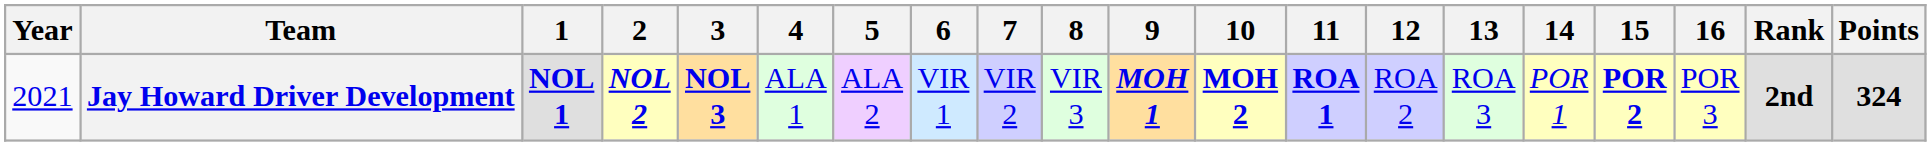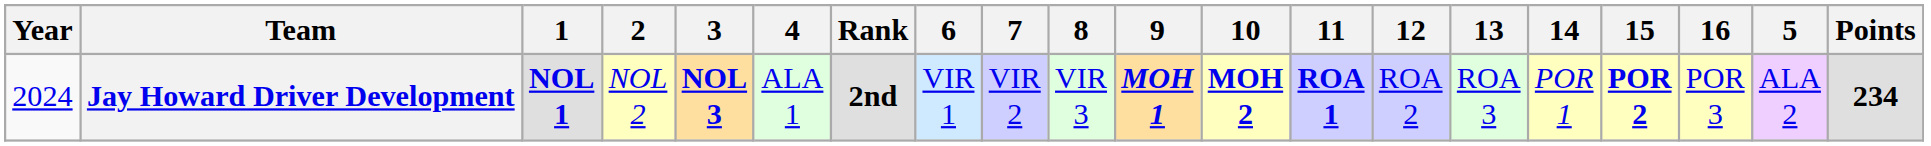columns swapped: (872, 28) <-> (1789, 28)
(42, 96) 2021 -> (42, 96) 2024
(640, 96) bold -> (638, 96) normal
(1879, 96) 324 -> (1875, 96) 234
